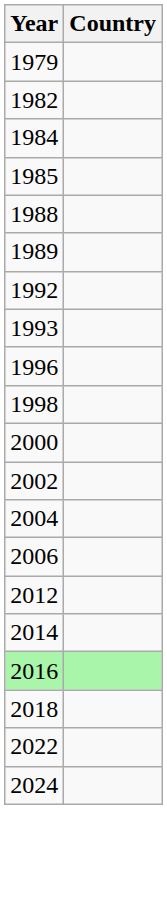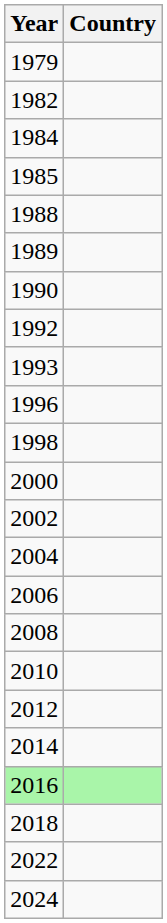+ row: (34, 289)
+ row: (34, 632)
+ row: (34, 670)
